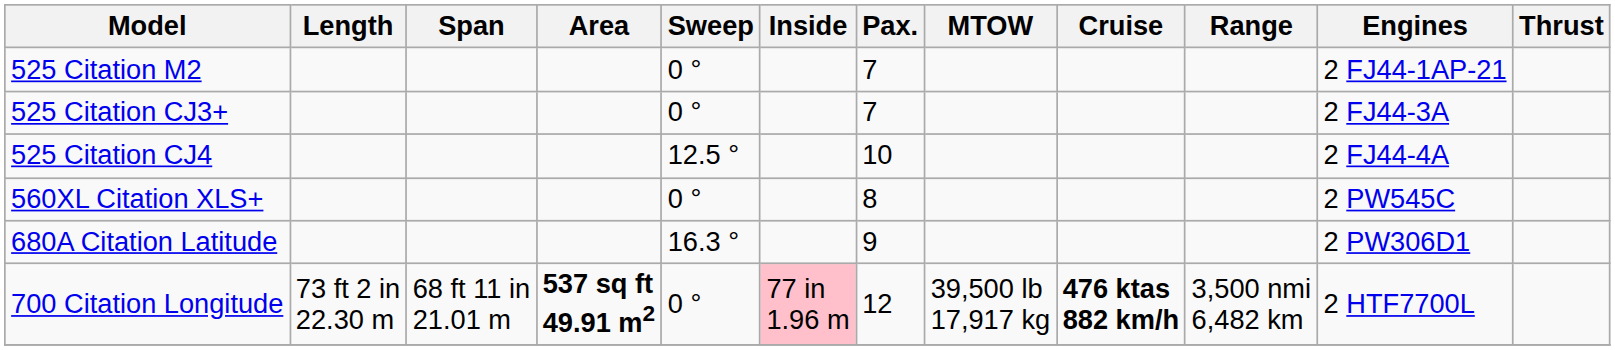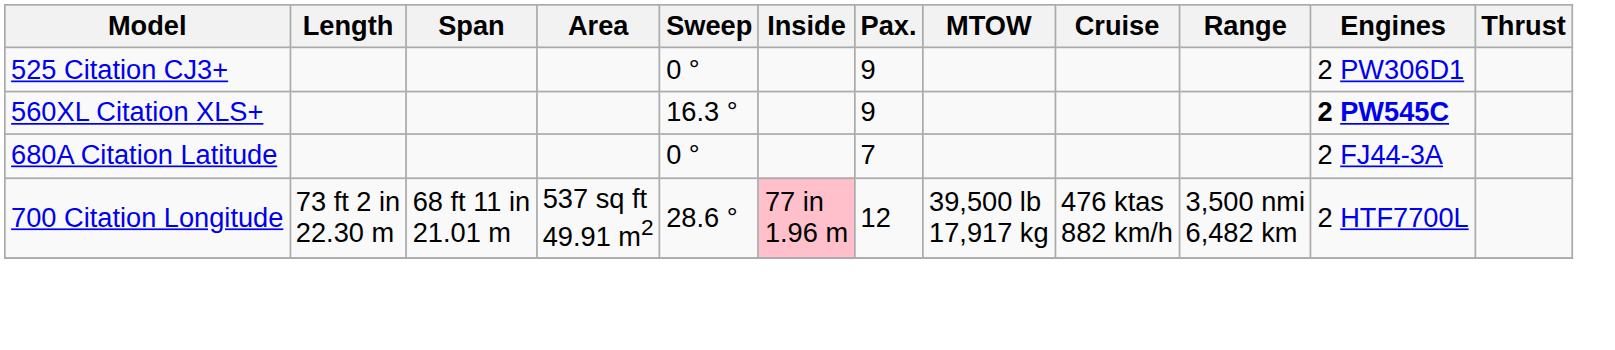- row: (106, 69)
(870, 112) 7 -> (868, 69) 9
(1386, 112) 2 FJ44-3A -> (1391, 69) 2 PW306D1
- row: (112, 155)
(685, 198) 0 ° -> (702, 112) 16.3 °
(870, 198) 8 -> (868, 112) 9
(1389, 198) normal -> (1383, 112) bold
(703, 241) 16.3 ° -> (683, 155) 0 °
(870, 241) 9 -> (868, 155) 7
(1397, 241) 2 PW306D1 -> (1380, 155) 2 FJ44-3A
(599, 303) bold -> (598, 217) normal
(685, 303) 0 ° -> (702, 217) 28.6 °
(1121, 303) bold -> (1117, 217) normal
